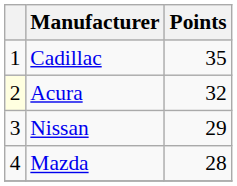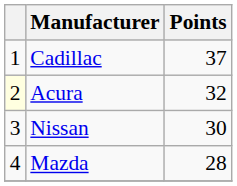(216, 57) 35 -> (216, 57) 37
(216, 128) 29 -> (216, 128) 30
